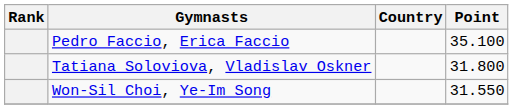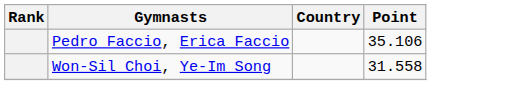(477, 42) 35.100 -> (395, 42) 35.106
- row: (212, 67)
(477, 91) 31.550 -> (395, 67) 31.558
